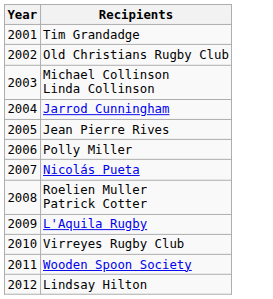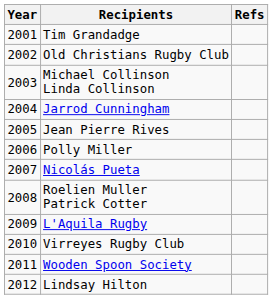+ column: (250, 15)
